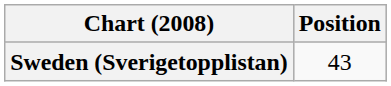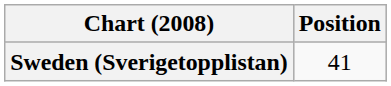(340, 61) 43 -> (340, 61) 41
